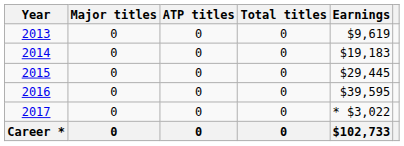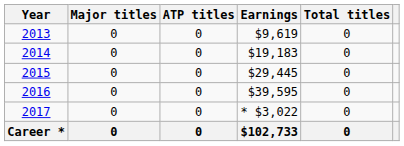columns swapped: (284, 14) <-> (361, 14)
